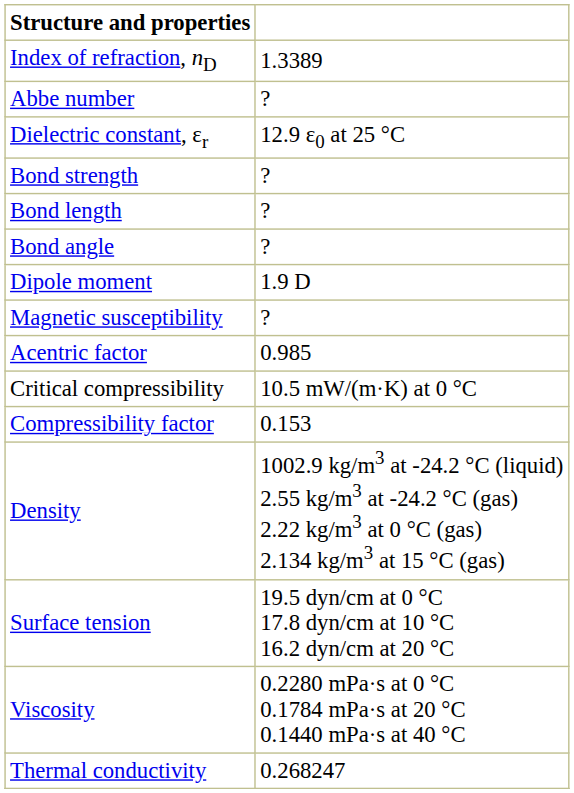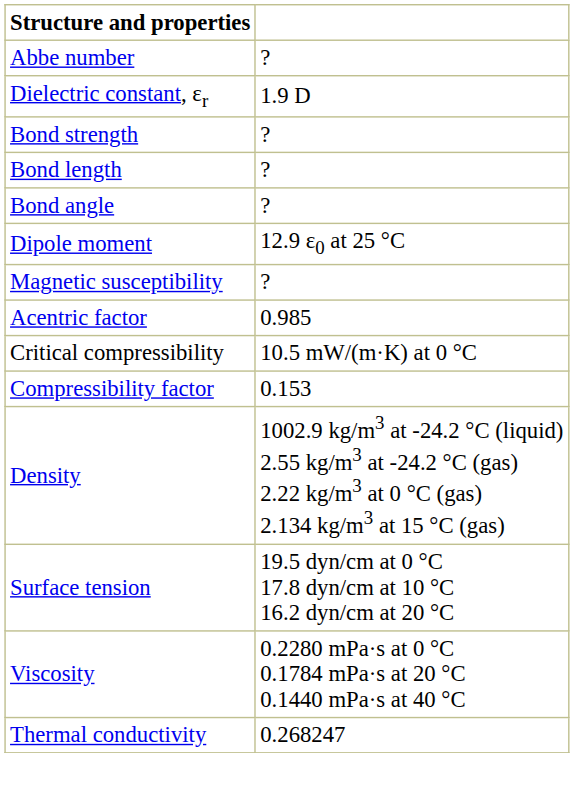- row: (113, 60)
(333, 137) 12.9 ε0 at 25 °C -> (285, 96) 1.9 D
(285, 282) 1.9 D -> (333, 244) 12.9 ε0 at 25 °C
